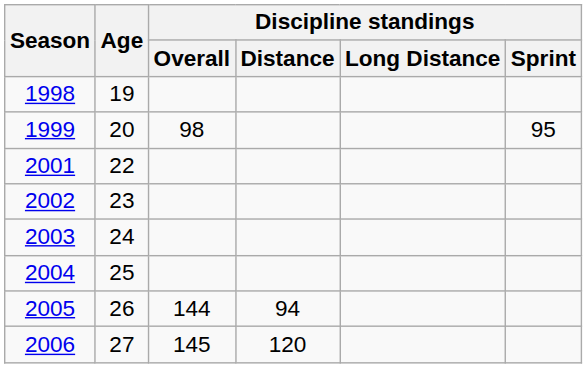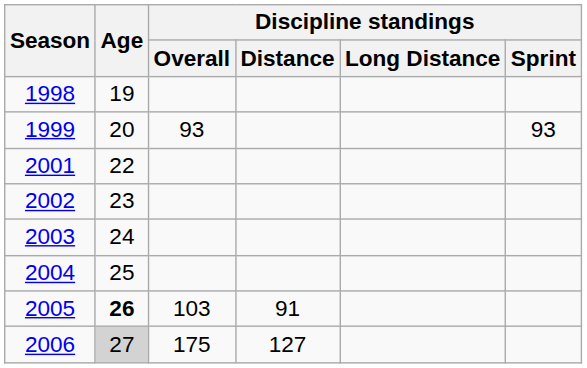(192, 129) 98 -> (192, 129) 93
(543, 129) 95 -> (543, 129) 93
(122, 308) normal -> (122, 308) bold
(192, 308) 144 -> (192, 308) 103
(288, 308) 94 -> (288, 308) 91
(122, 344) no background -> (122, 344) lightgrey background
(192, 344) 145 -> (192, 344) 175
(288, 344) 120 -> (288, 344) 127
